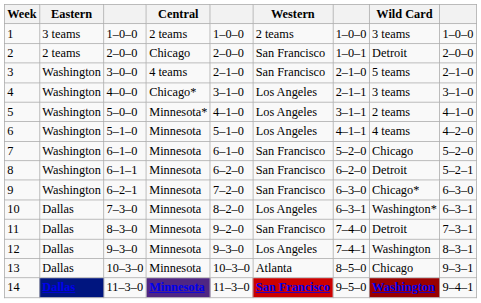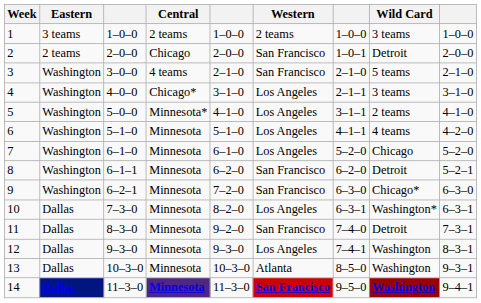(290, 151) San Francisco -> (286, 151) Los Angeles
(393, 268) Chicago -> (401, 268) Washington
